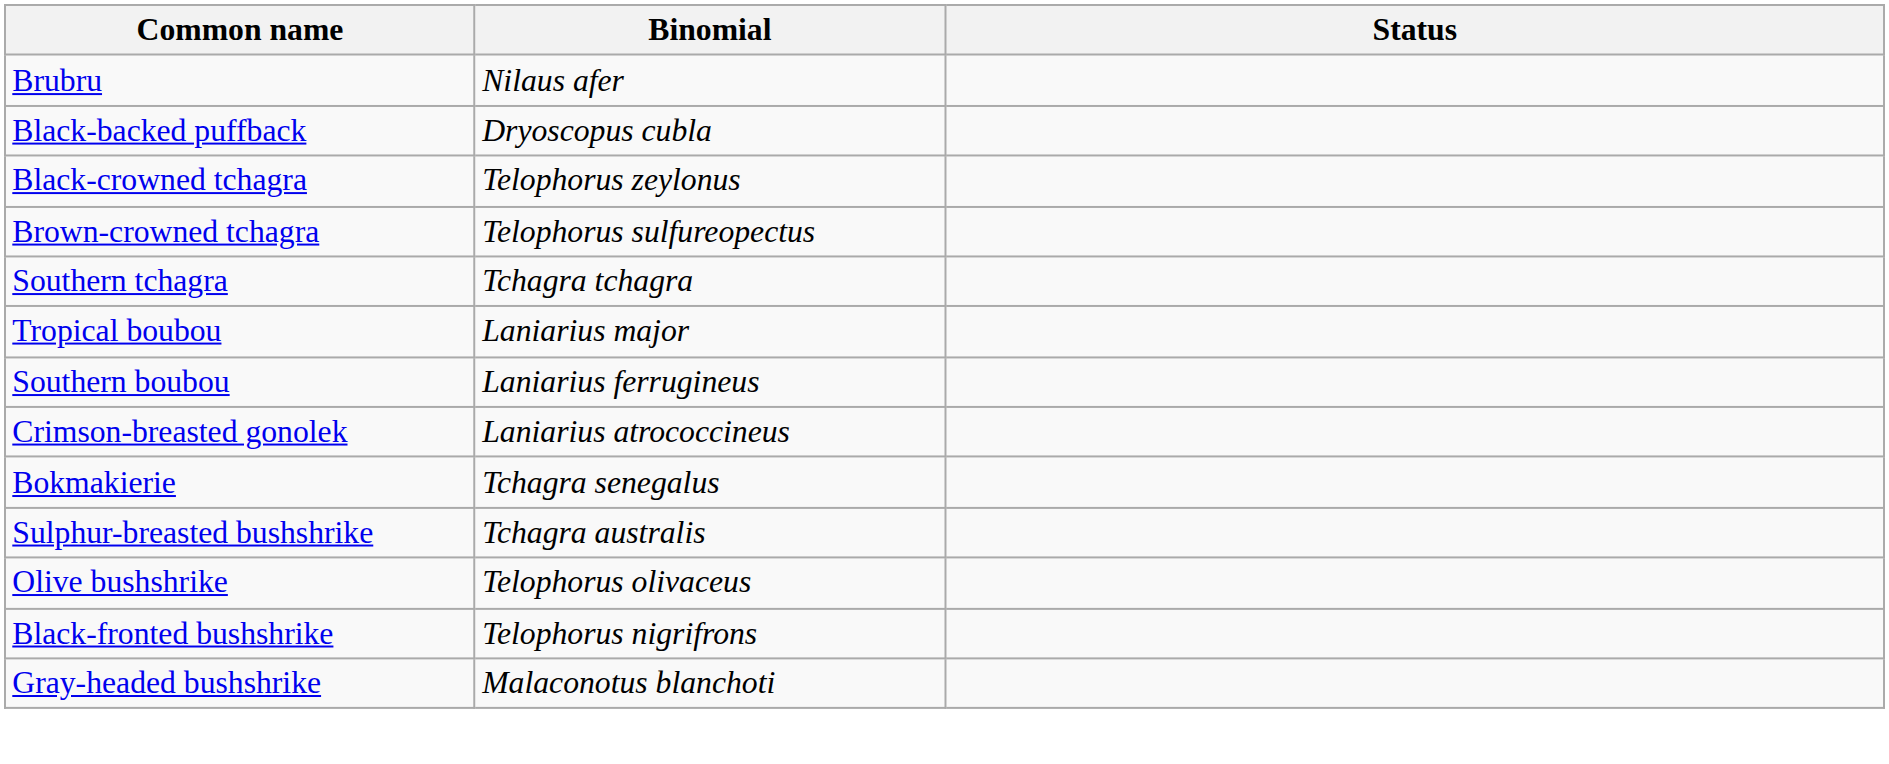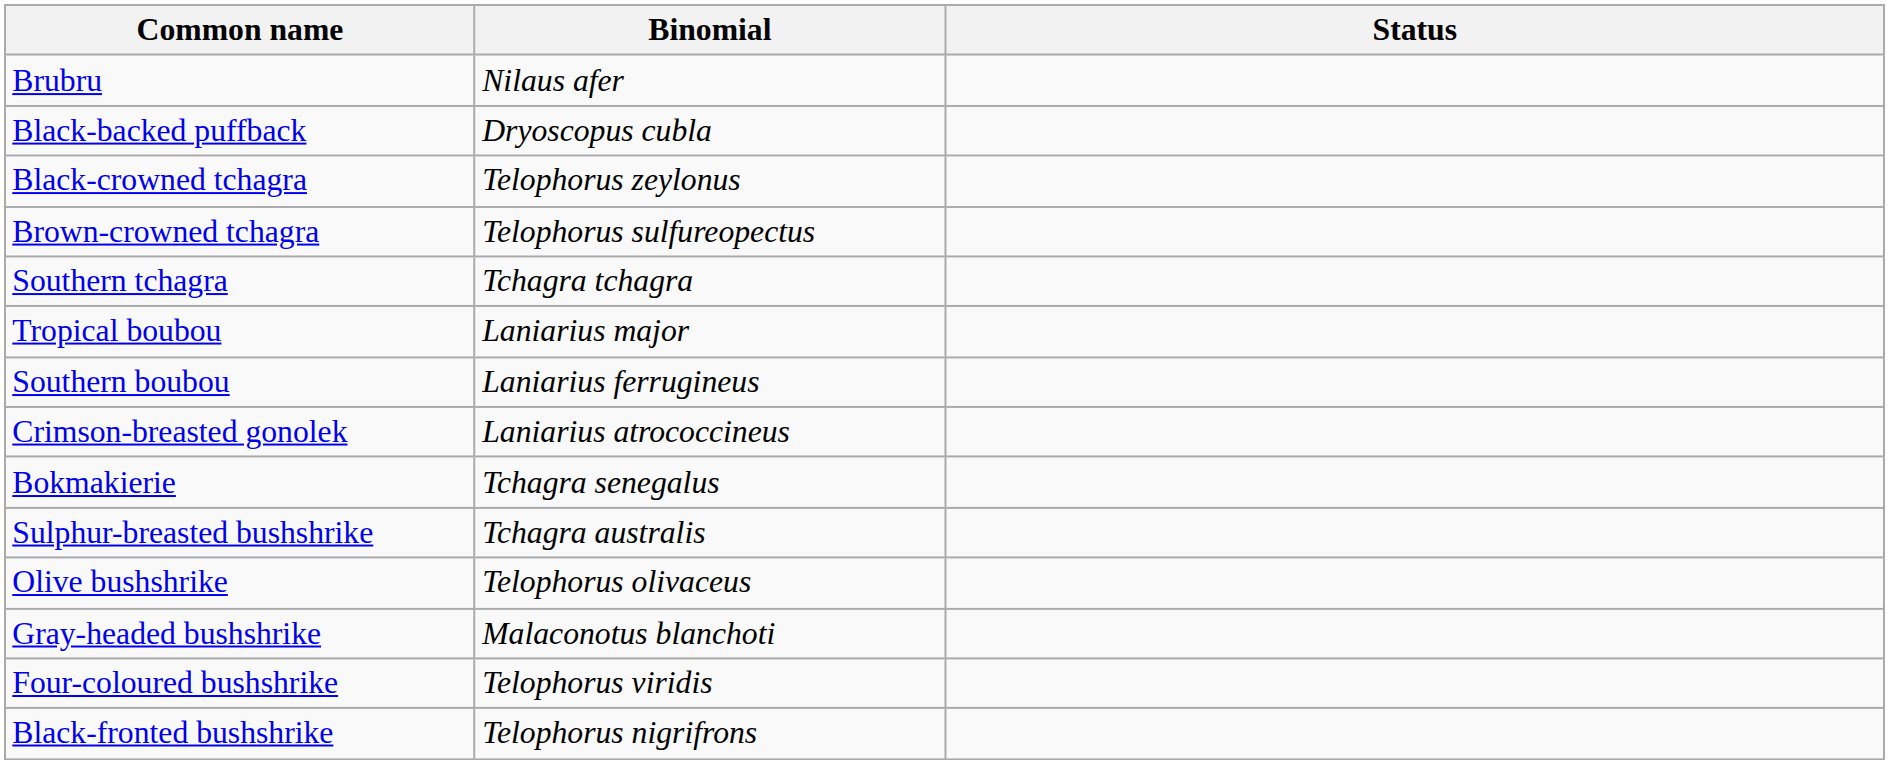rows swapped: (173, 632) <-> (167, 682)
+ row: (175, 682)
